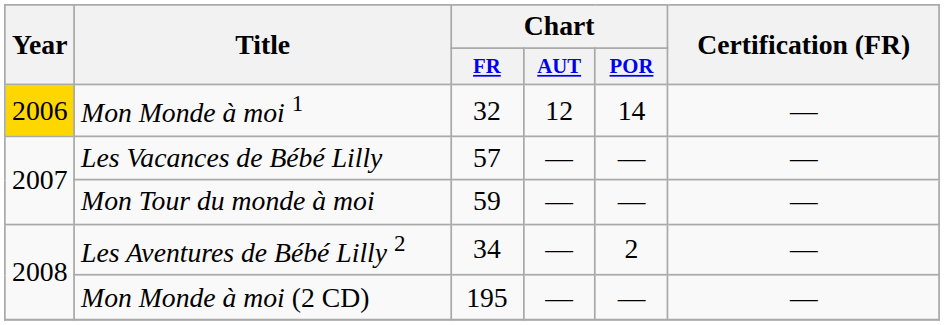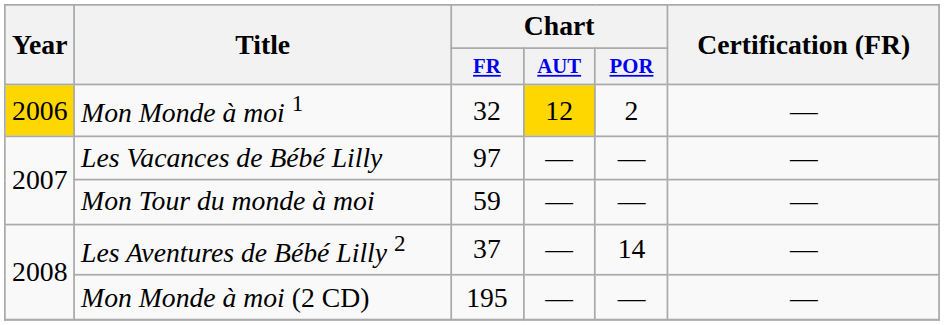(559, 110) no background -> (559, 110) gold background
(631, 110) 14 -> (631, 110) 2
(487, 157) 57 -> (487, 157) 97
(487, 249) 34 -> (487, 249) 37
(631, 249) 2 -> (631, 249) 14
